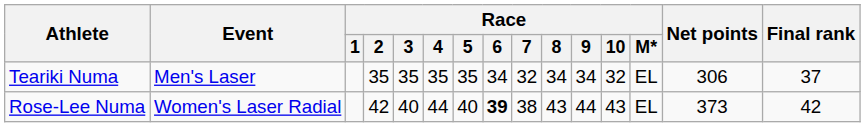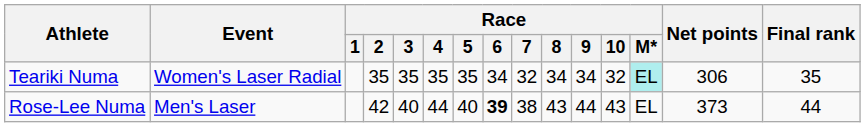(205, 77) Men's Laser -> (248, 77) Women's Laser Radial
(646, 77) no background -> (646, 77) paleturquoise background
(811, 77) 37 -> (811, 77) 35
(248, 107) Women's Laser Radial -> (205, 107) Men's Laser
(811, 107) 42 -> (811, 107) 44
